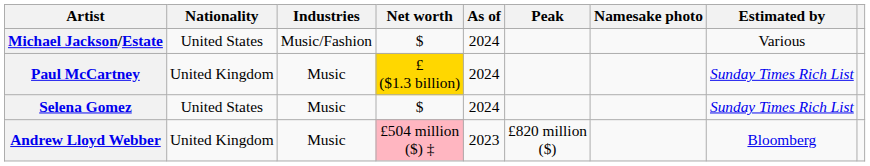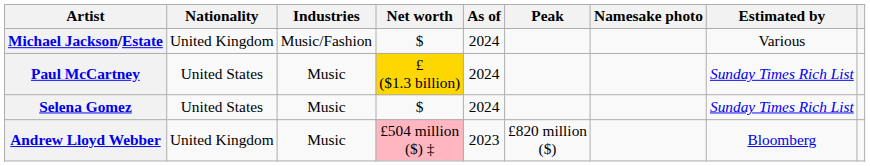(222, 41) United States -> (222, 41) United Kingdom
(222, 74) United Kingdom -> (222, 74) United States
